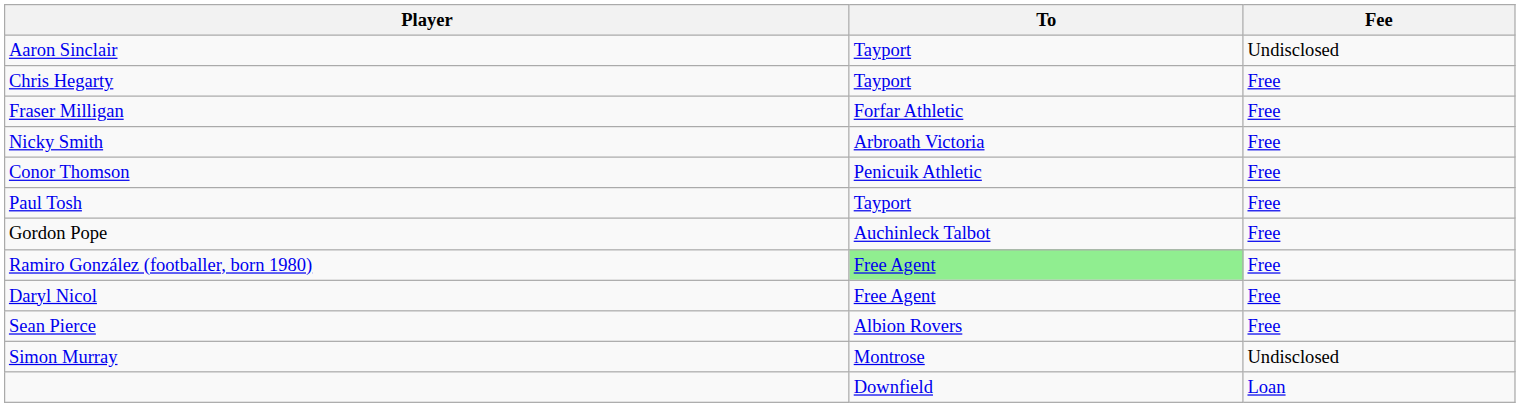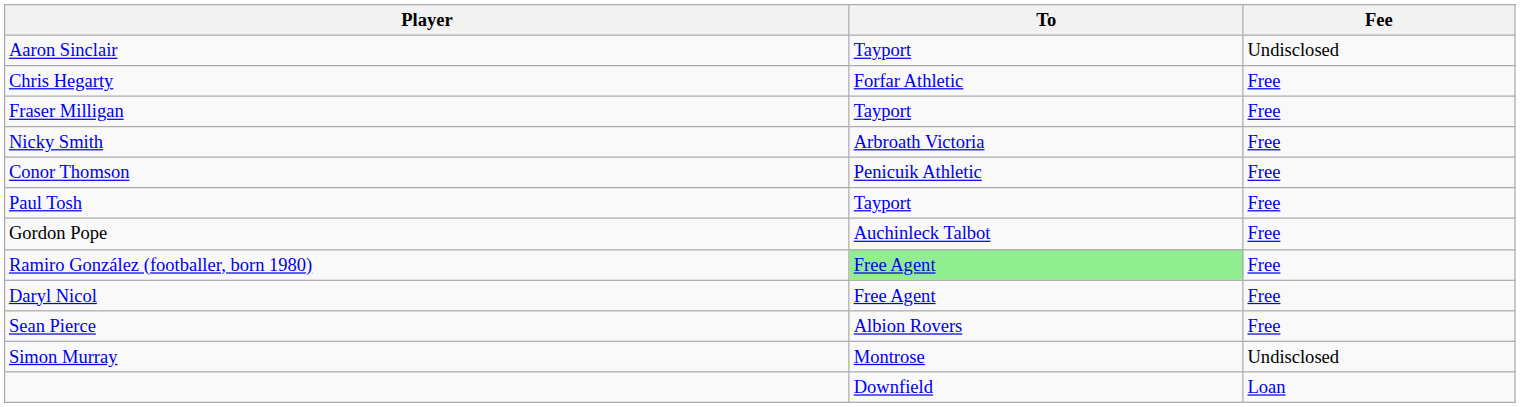(882, 81) Tayport -> (909, 81) Forfar Athletic
(909, 111) Forfar Athletic -> (882, 111) Tayport
